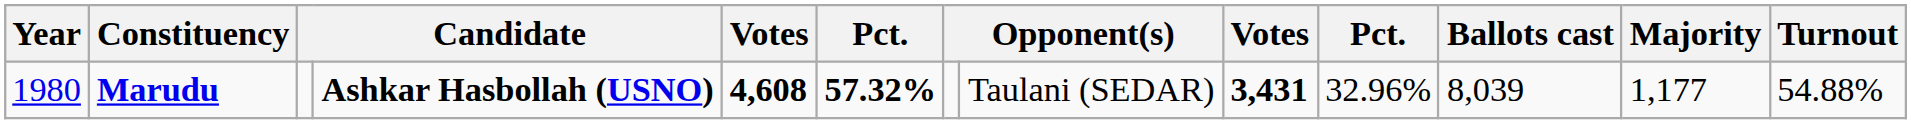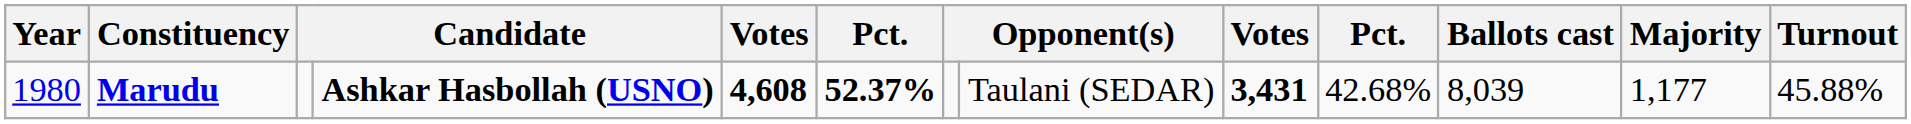(880, 89) 57.32% -> (880, 89) 52.37%
(1378, 89) 32.96% -> (1378, 89) 42.68%
(1830, 89) 54.88% -> (1830, 89) 45.88%
